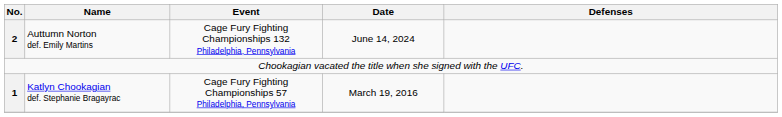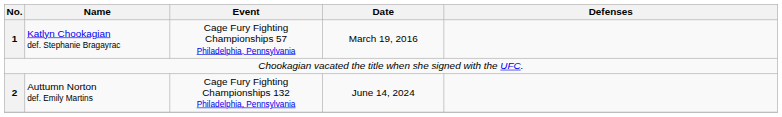rows swapped: (74, 93) <-> (62, 39)
